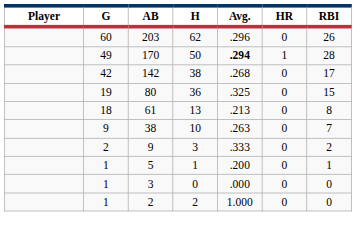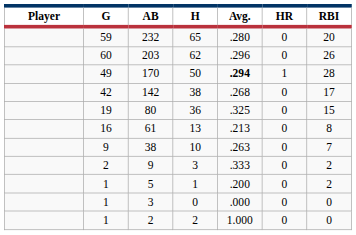+ row: (151, 37)
(106, 110) 18 -> (106, 129) 16
(329, 165) 1 -> (329, 183) 2
